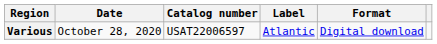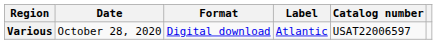columns swapped: (372, 13) <-> (212, 13)
